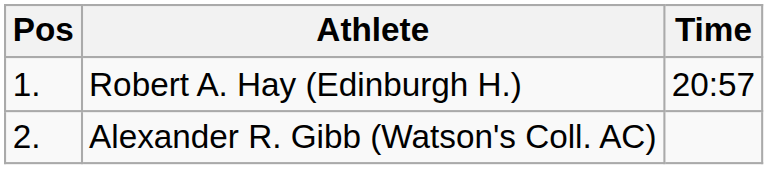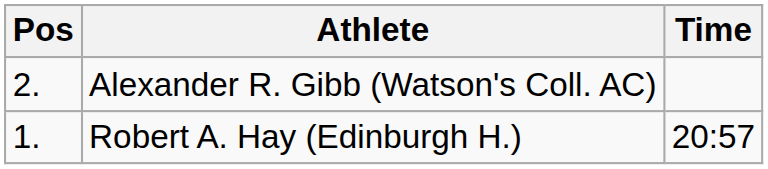rows swapped: (306, 83) <-> (373, 136)
